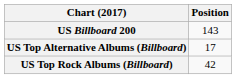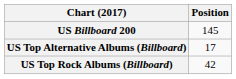(210, 30) 143 -> (210, 30) 145
